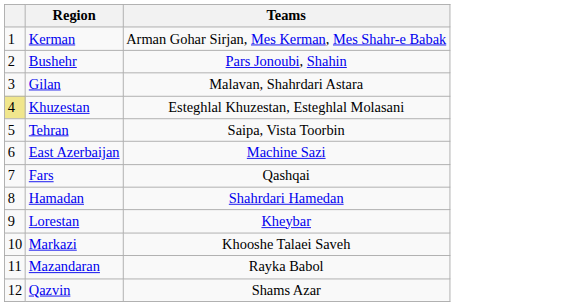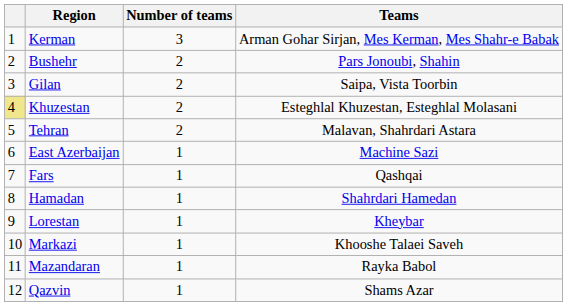+ column: (179, 15)
(286, 84) Malavan, Shahrdari Astara -> (399, 84) Saipa, Vista Toorbin
(286, 130) Saipa, Vista Toorbin -> (399, 130) Malavan, Shahrdari Astara
